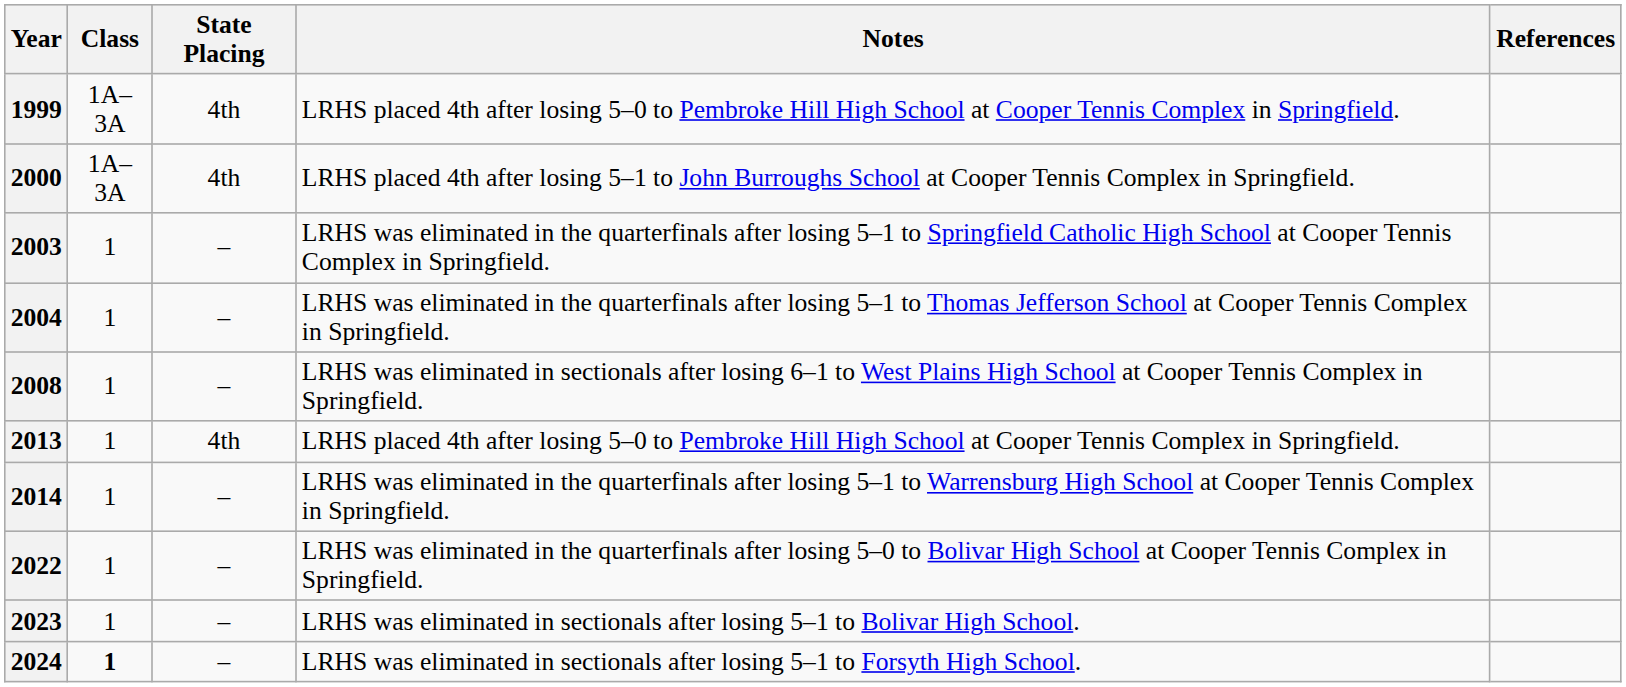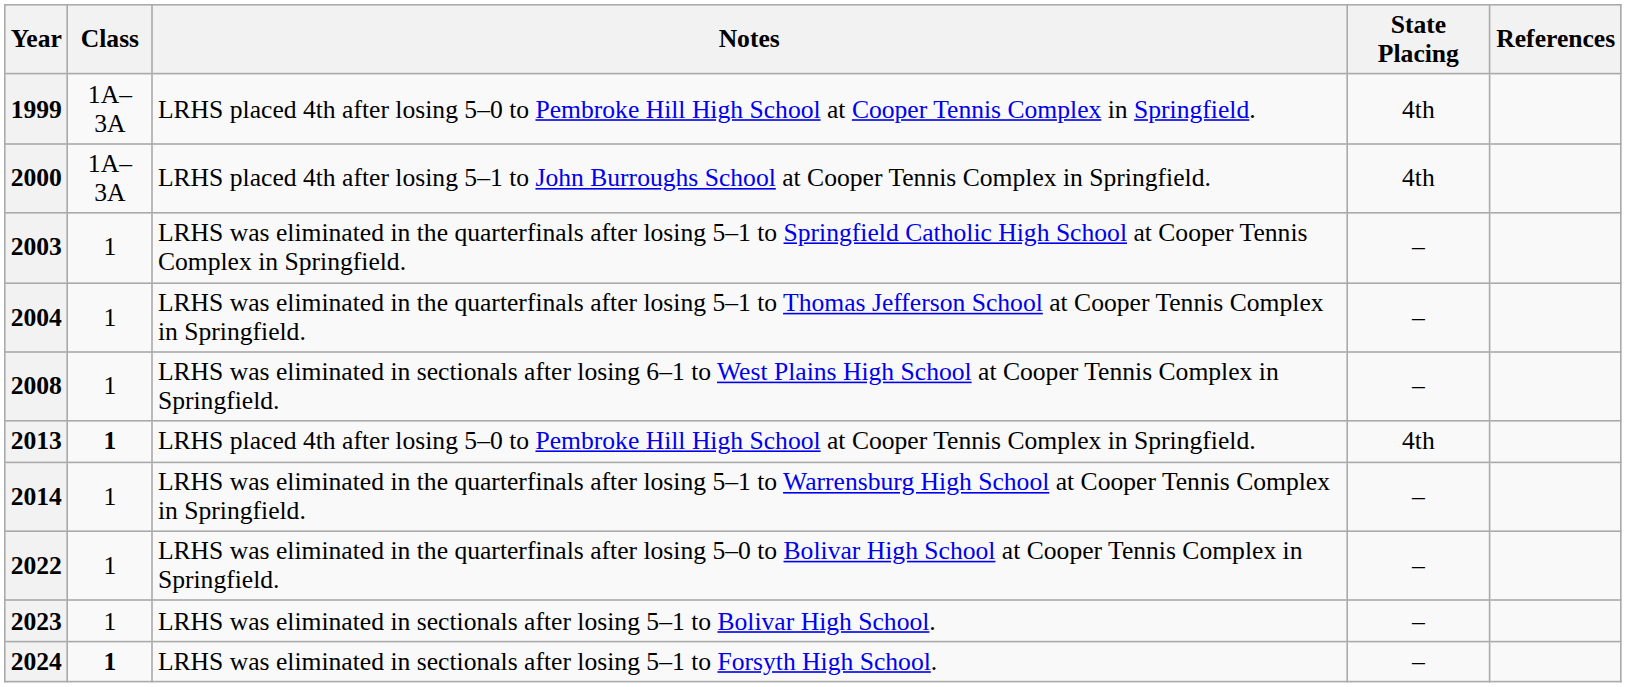columns swapped: (224, 39) <-> (893, 39)
(110, 441) normal -> (110, 441) bold
